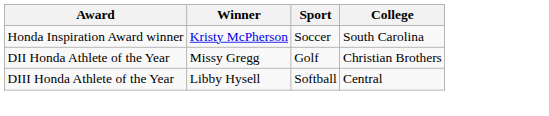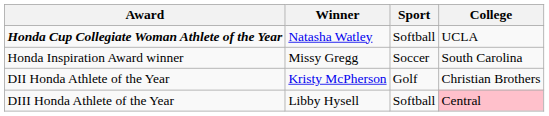+ row: (145, 36)
(239, 36) Kristy McPherson -> (323, 57) Missy Gregg
(225, 57) Missy Gregg -> (337, 79) Kristy McPherson
(363, 79) no background -> (461, 100) pink background
